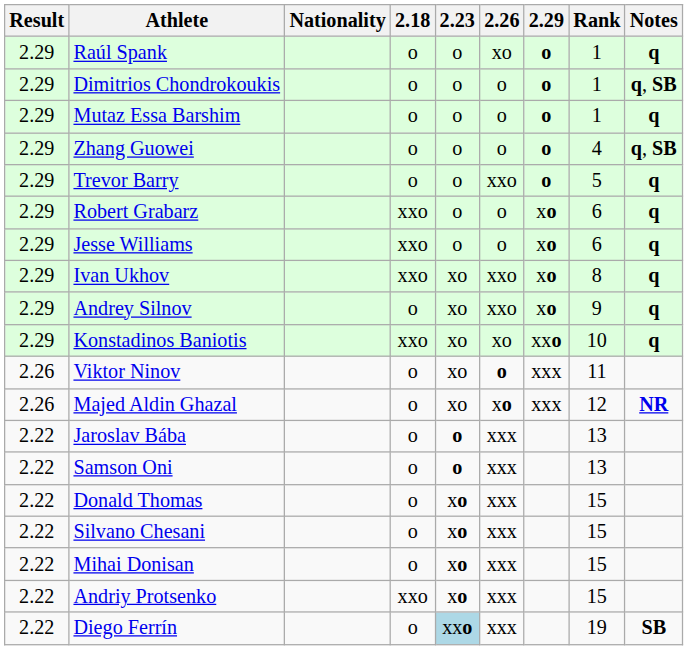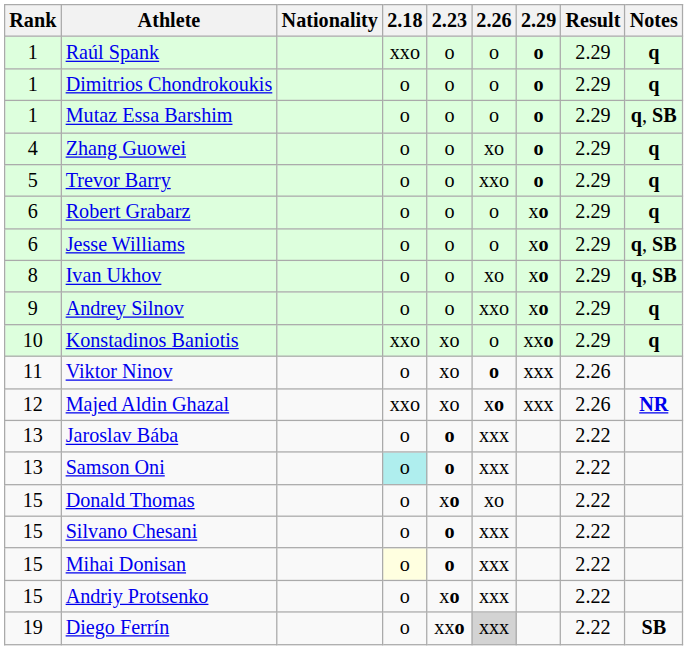columns swapped: (597, 20) <-> (37, 20)
(413, 52) o -> (405, 52) xxo
(502, 52) xo -> (494, 52) o
(654, 84) q, SB -> (654, 84) q
(654, 116) q -> (654, 116) q, SB
(502, 148) o -> (494, 148) xo
(654, 148) q, SB -> (654, 148) q
(413, 212) xxo -> (405, 212) o
(413, 244) xxo -> (405, 244) o
(654, 244) q -> (654, 244) q, SB
(413, 276) xxo -> (405, 276) o
(457, 276) xo -> (449, 276) o
(502, 276) xxo -> (494, 276) xo
(654, 276) q -> (654, 276) q, SB
(457, 308) xo -> (449, 308) o
(502, 340) xo -> (494, 340) o
(413, 404) o -> (405, 404) xxo
(413, 468) no background -> (405, 468) paleturquoise background
(502, 500) xxx -> (494, 500) xo
(457, 532) xo -> (449, 532) o
(413, 564) no background -> (405, 564) lightyellow background
(457, 564) xo -> (449, 564) o
(413, 595) xxo -> (405, 595) o
(457, 627) lightblue background -> (449, 627) no background
(502, 627) no background -> (494, 627) lightgrey background
